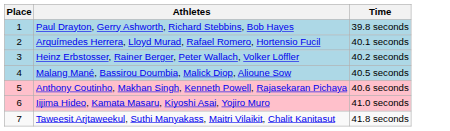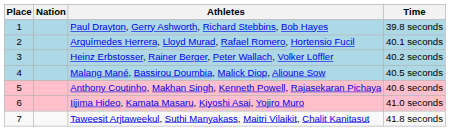+ column: (51, 12)
